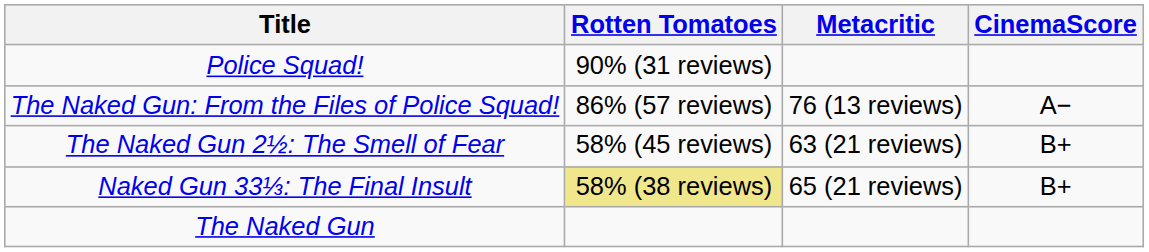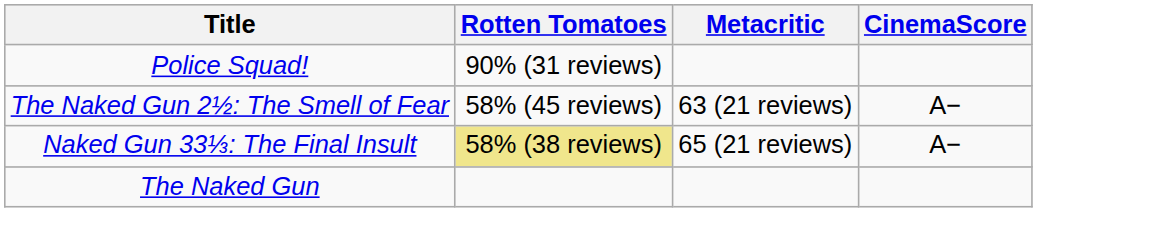- row: (285, 105)
(1056, 145) B+ -> (945, 105) A−
(1056, 186) B+ -> (945, 145) A−
